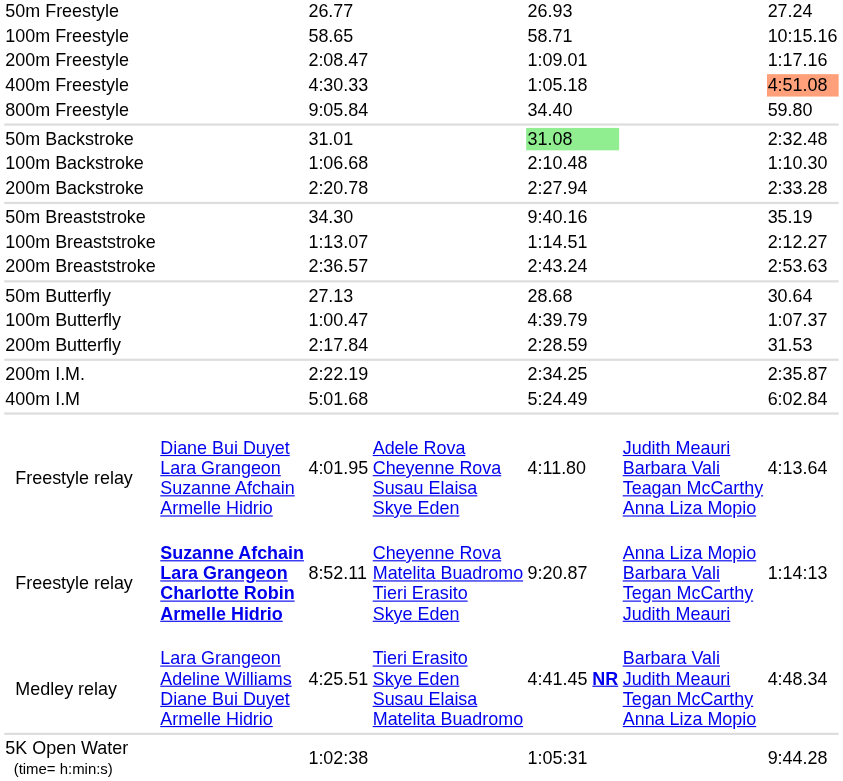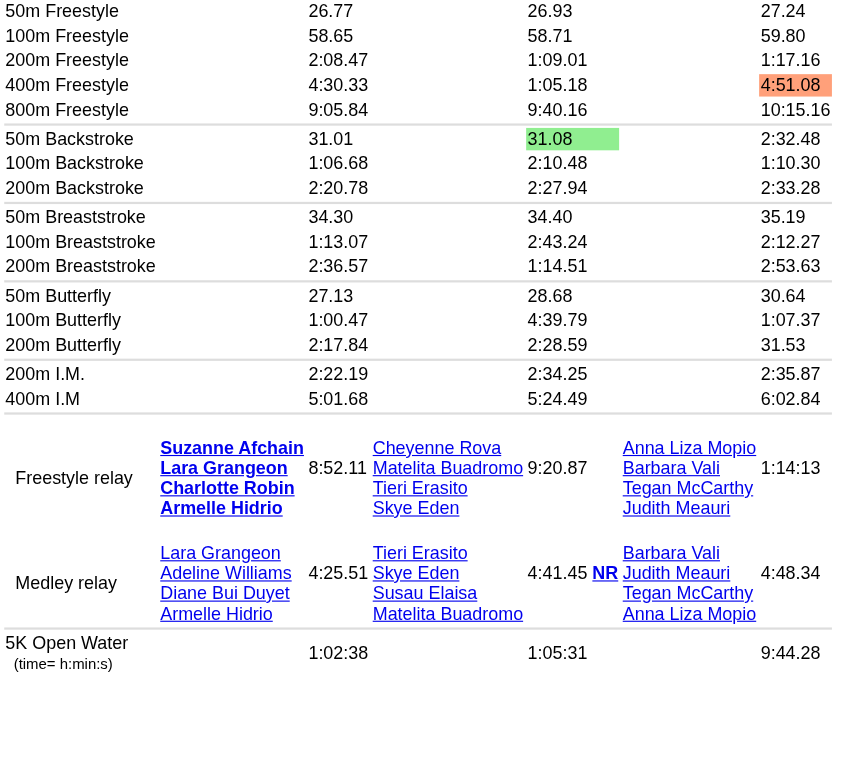(803, 36) 10:15.16 -> (783, 36) 59.80
(550, 109) 34.40 -> (557, 109) 9:40.16
(790, 109) 59.80 -> (796, 109) 10:15.16
(557, 217) 9:40.16 -> (550, 217) 34.40
(557, 242) 1:14.51 -> (557, 242) 2:43.24
(557, 266) 2:43.24 -> (557, 266) 1:14.51
- row: (69, 478)
